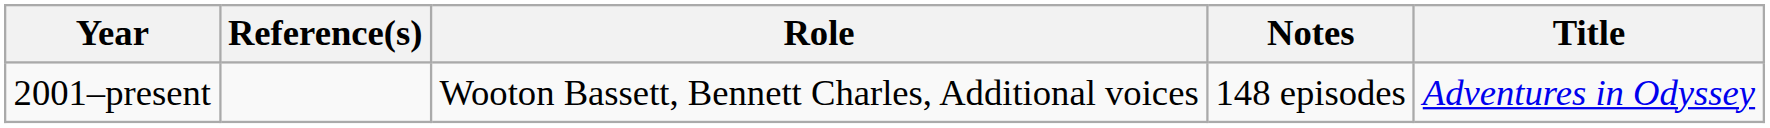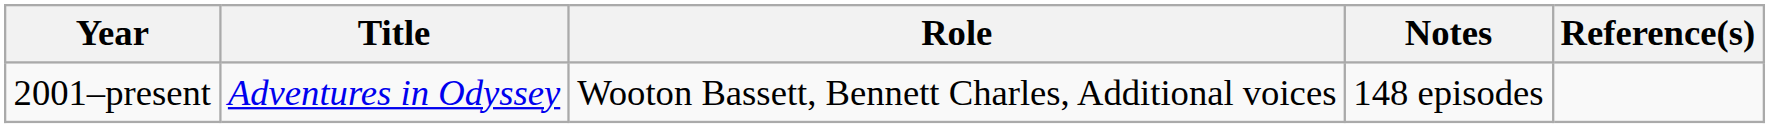columns swapped: (1589, 33) <-> (325, 33)
